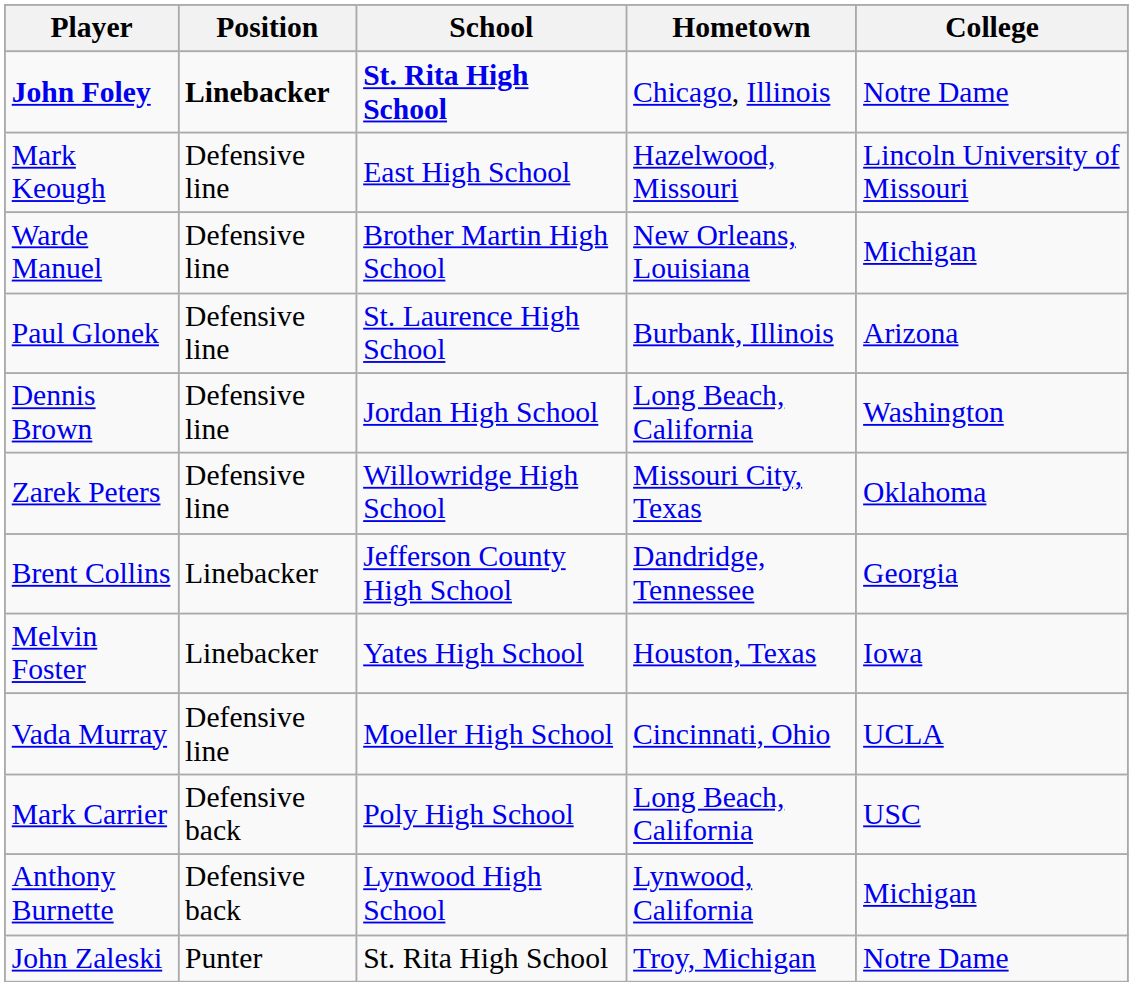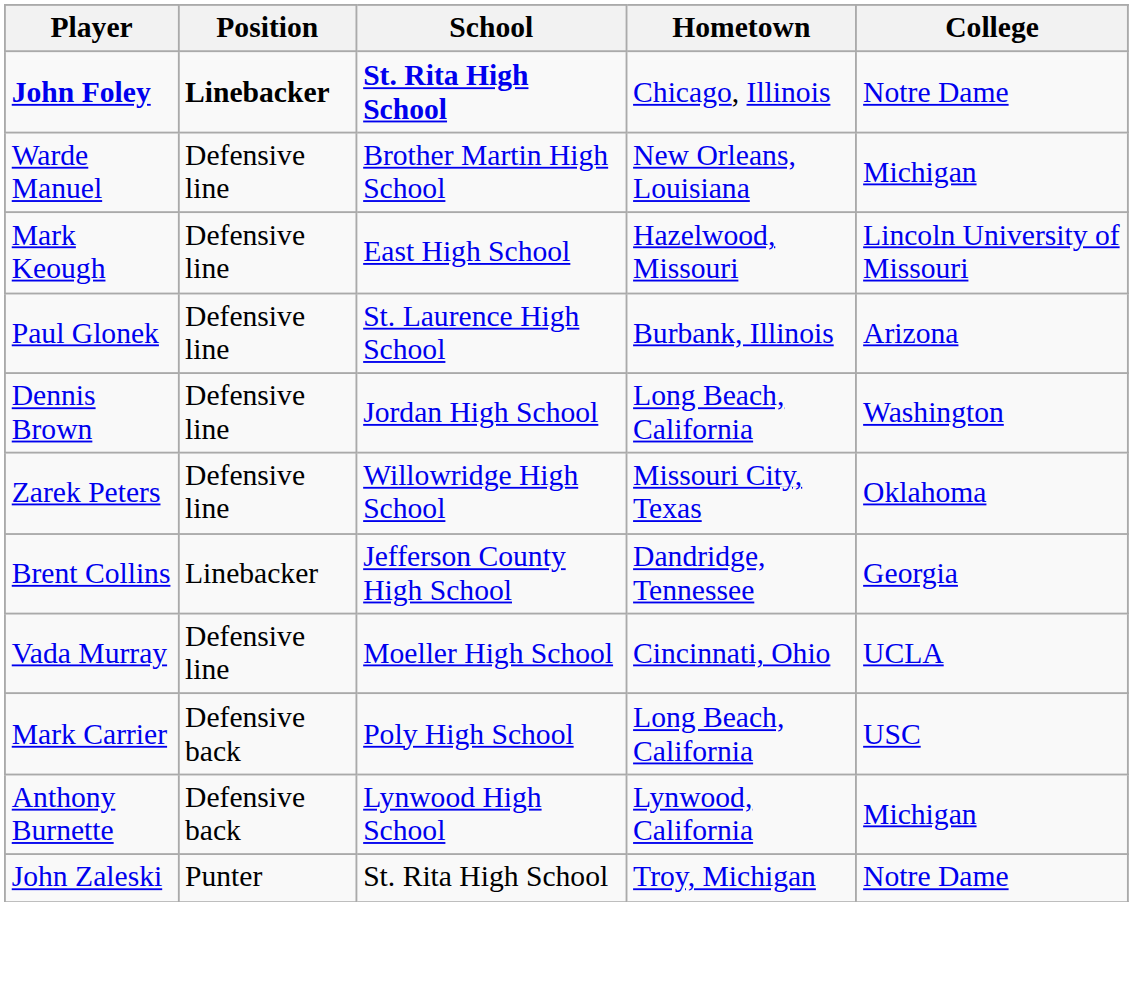rows swapped: (57, 252) <-> (59, 171)
- row: (54, 653)
